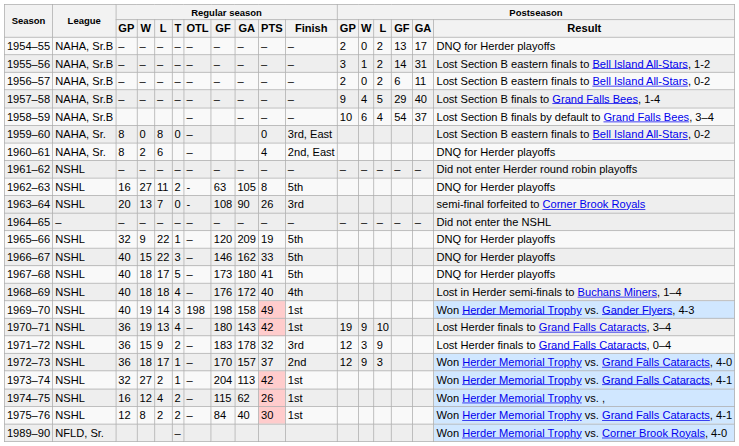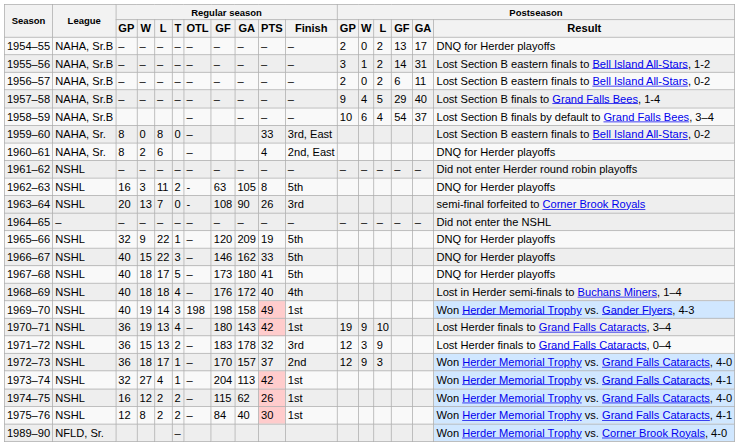(264, 134) 0 -> (267, 134) 33
(146, 187) 27 -> (143, 187) 3
(160, 345) 9 -> (163, 345) 13
(160, 380) 2 -> (160, 380) 4
(160, 398) 4 -> (160, 398) 2
(521, 398) Won Herder Memorial Trophy vs. , -> (584, 398) Won Herder Memorial Trophy vs. Grand Falls Cataracts, 4-0
